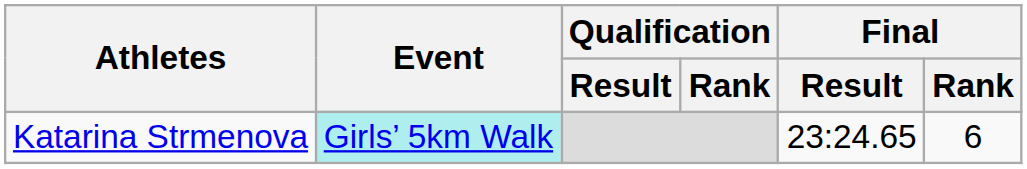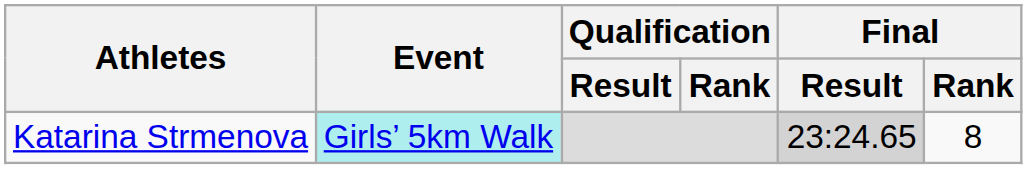(852, 138) no background -> (852, 138) lightgrey background
(973, 138) 6 -> (973, 138) 8
